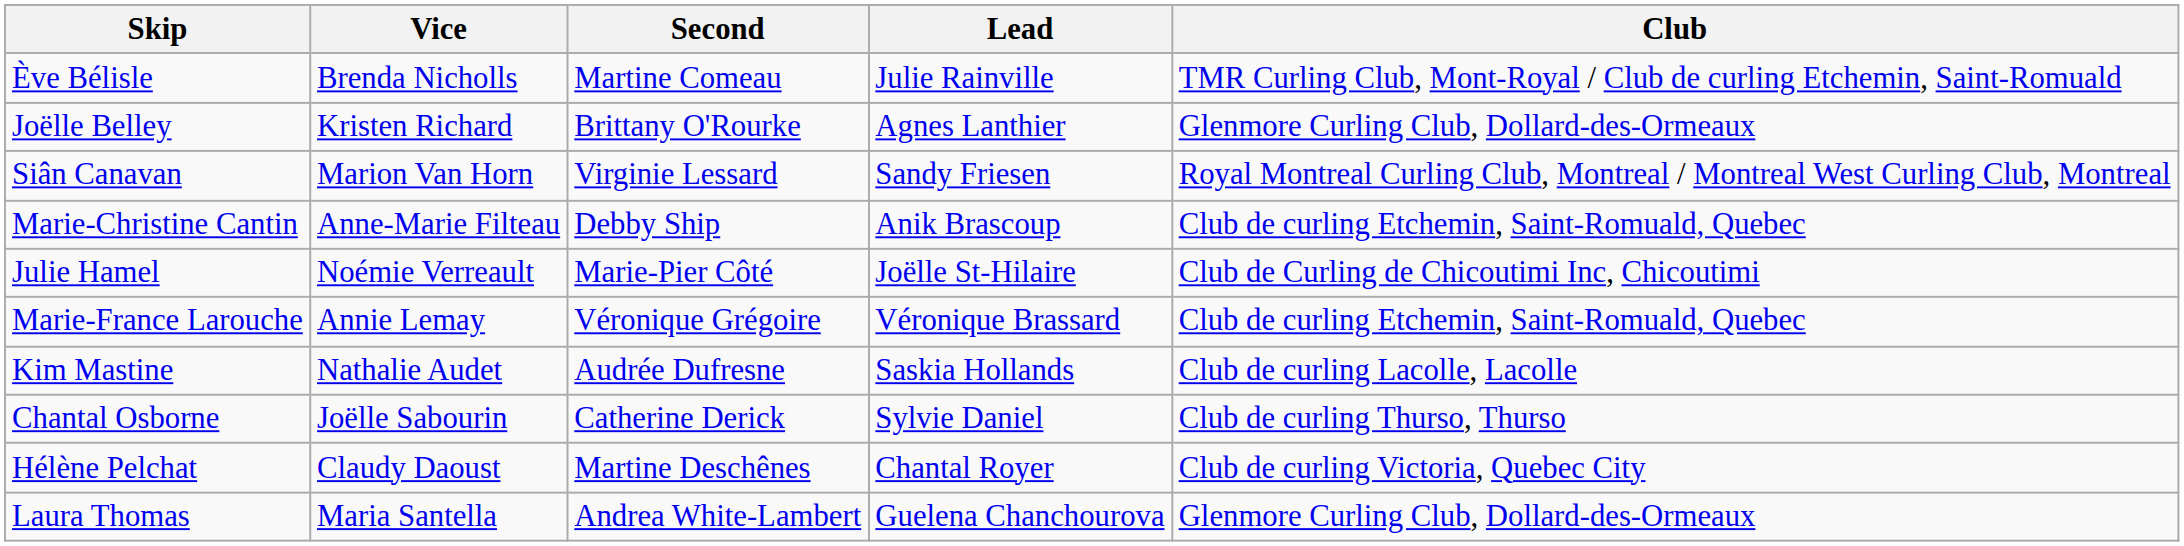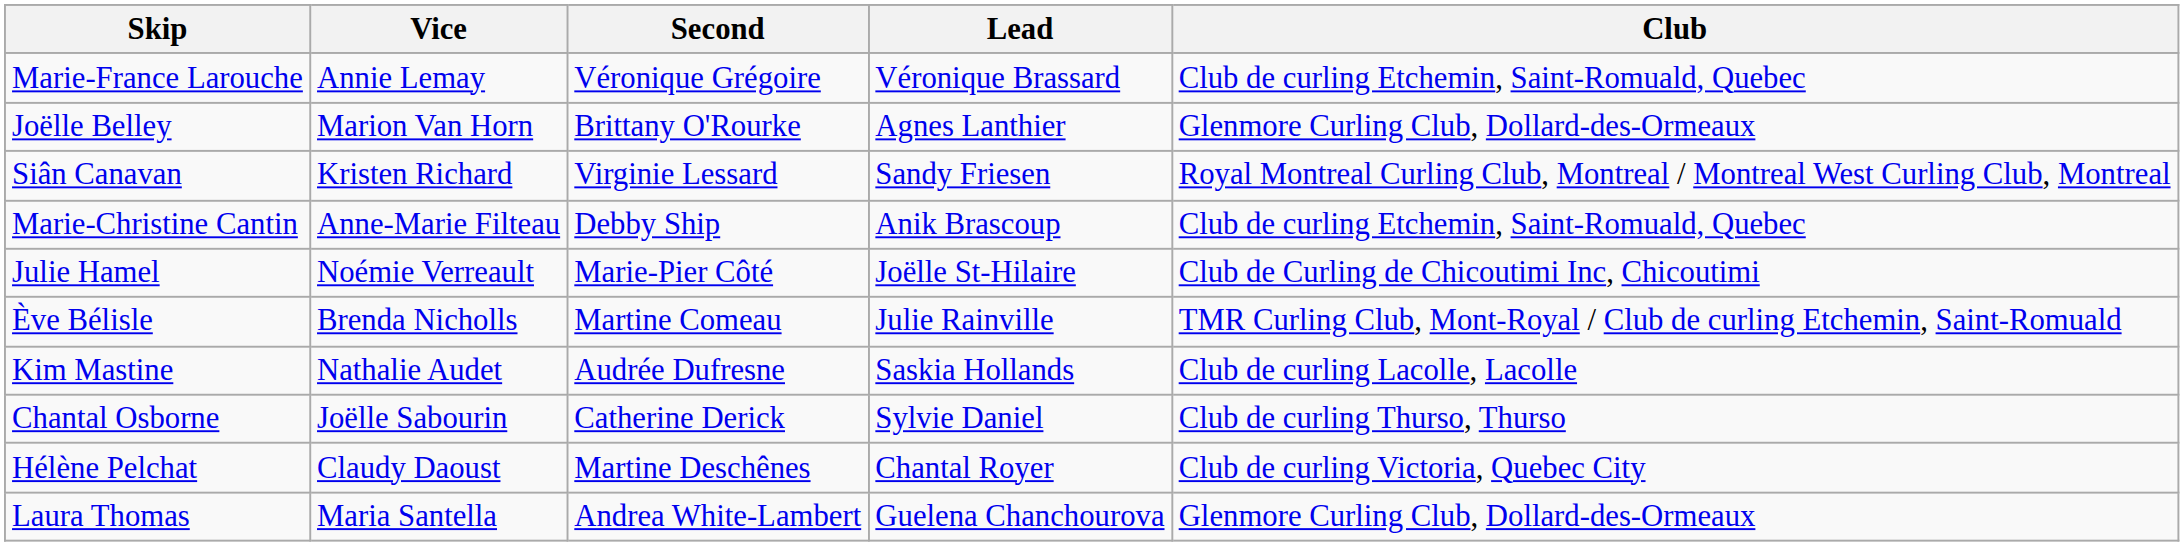rows swapped: (82, 77) <-> (157, 321)
(415, 126) Kristen Richard -> (425, 126) Marion Van Horn
(425, 175) Marion Van Horn -> (415, 175) Kristen Richard
